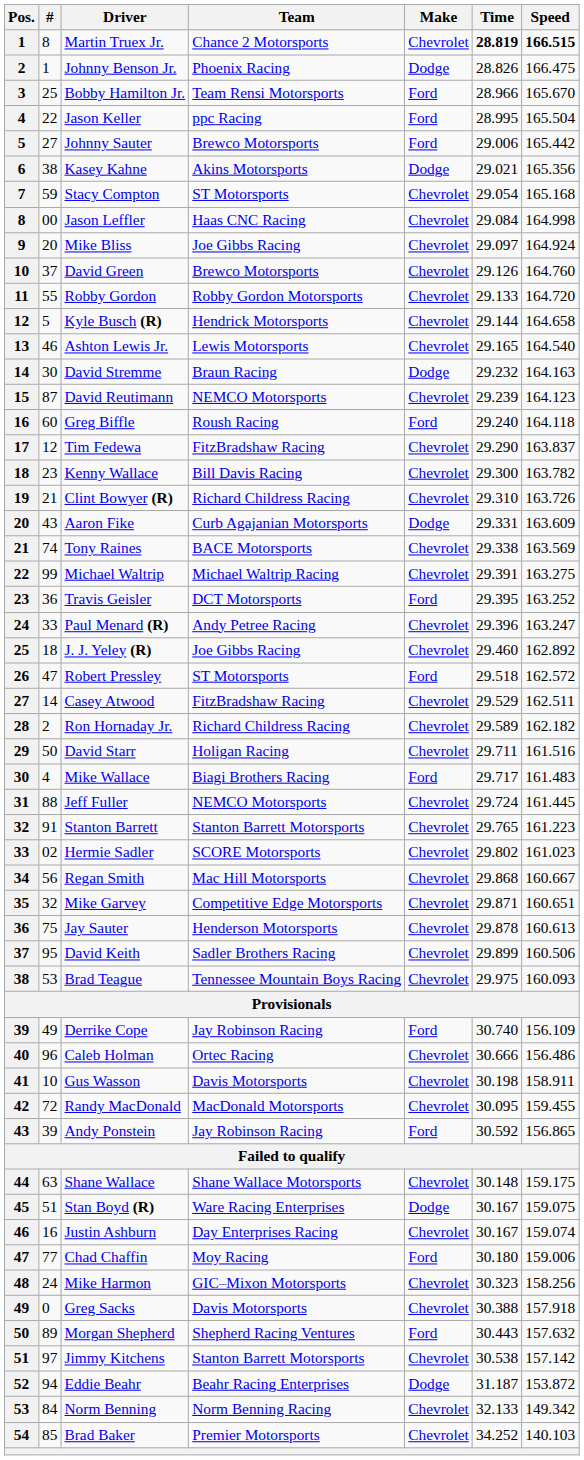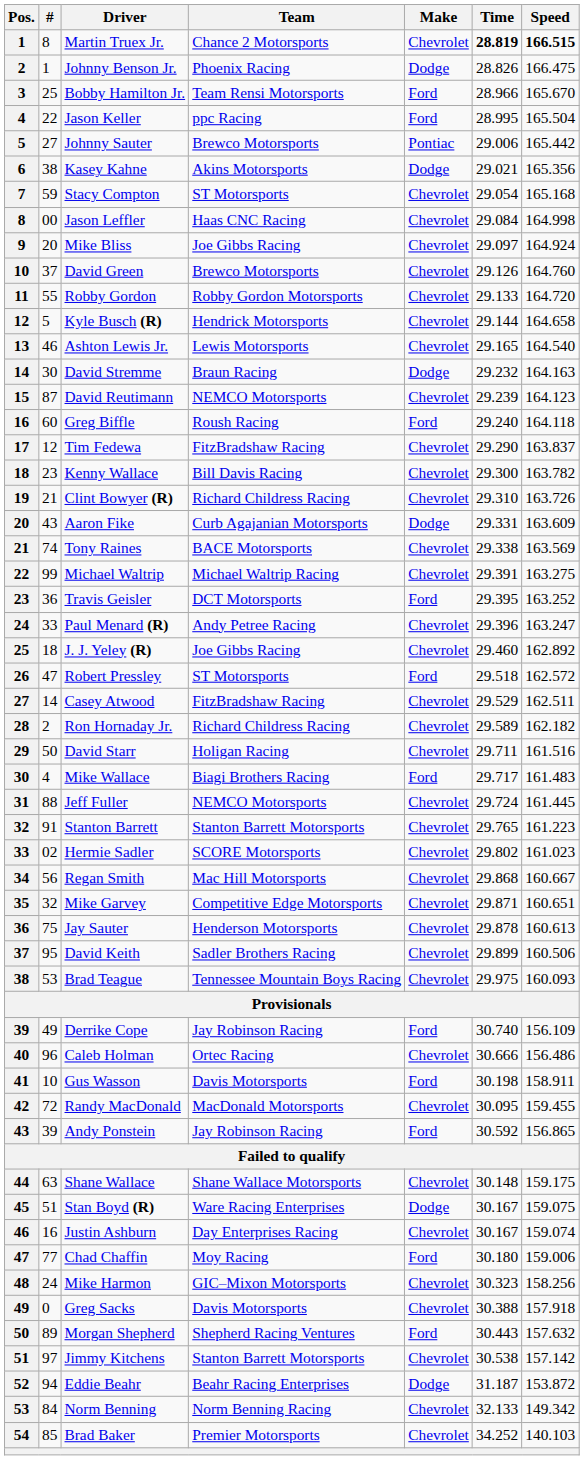(423, 143) Ford -> (431, 143) Pontiac
(439, 1080) Chevrolet -> (423, 1080) Ford
